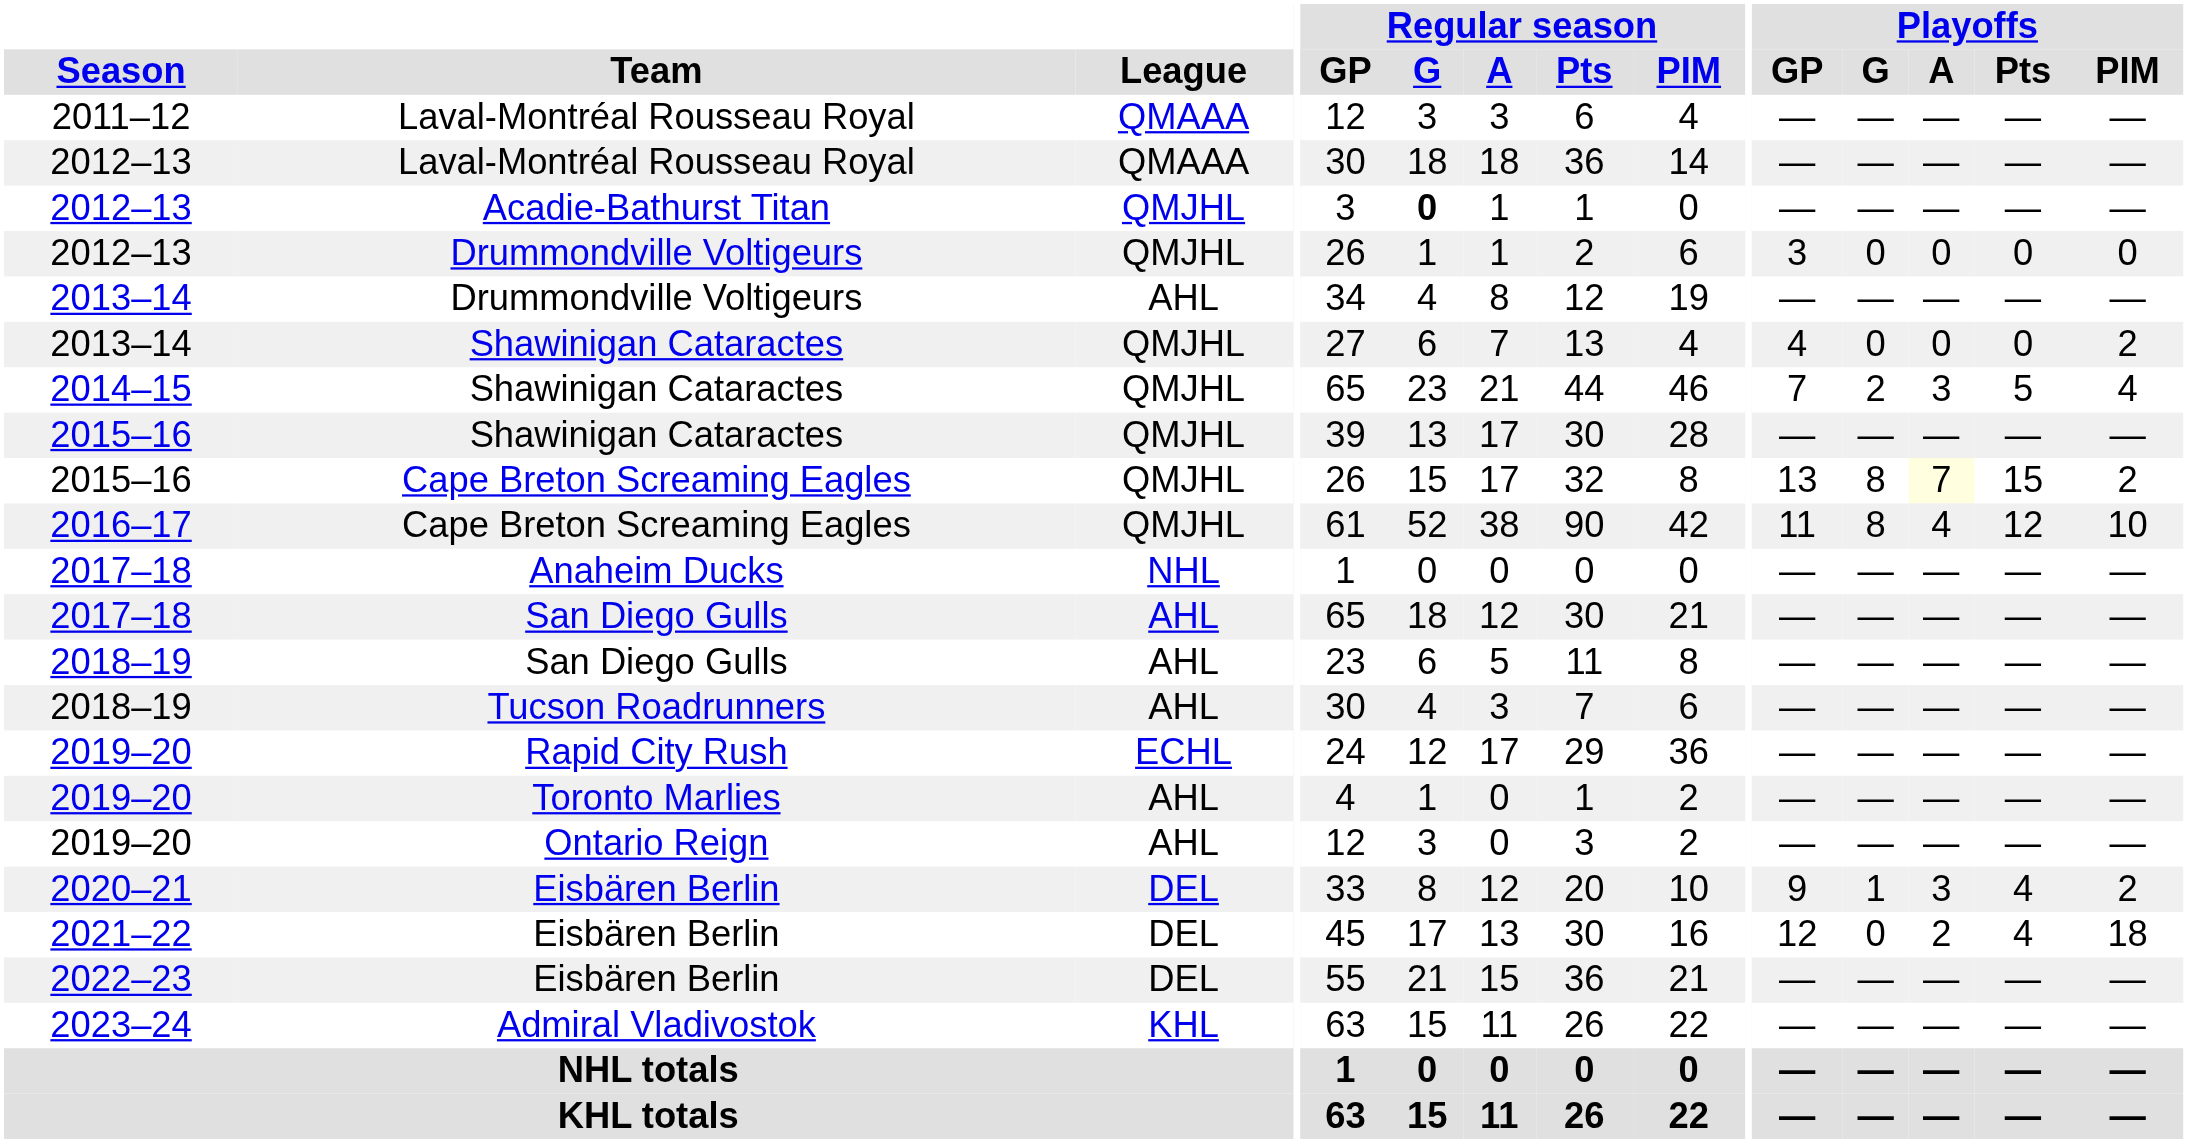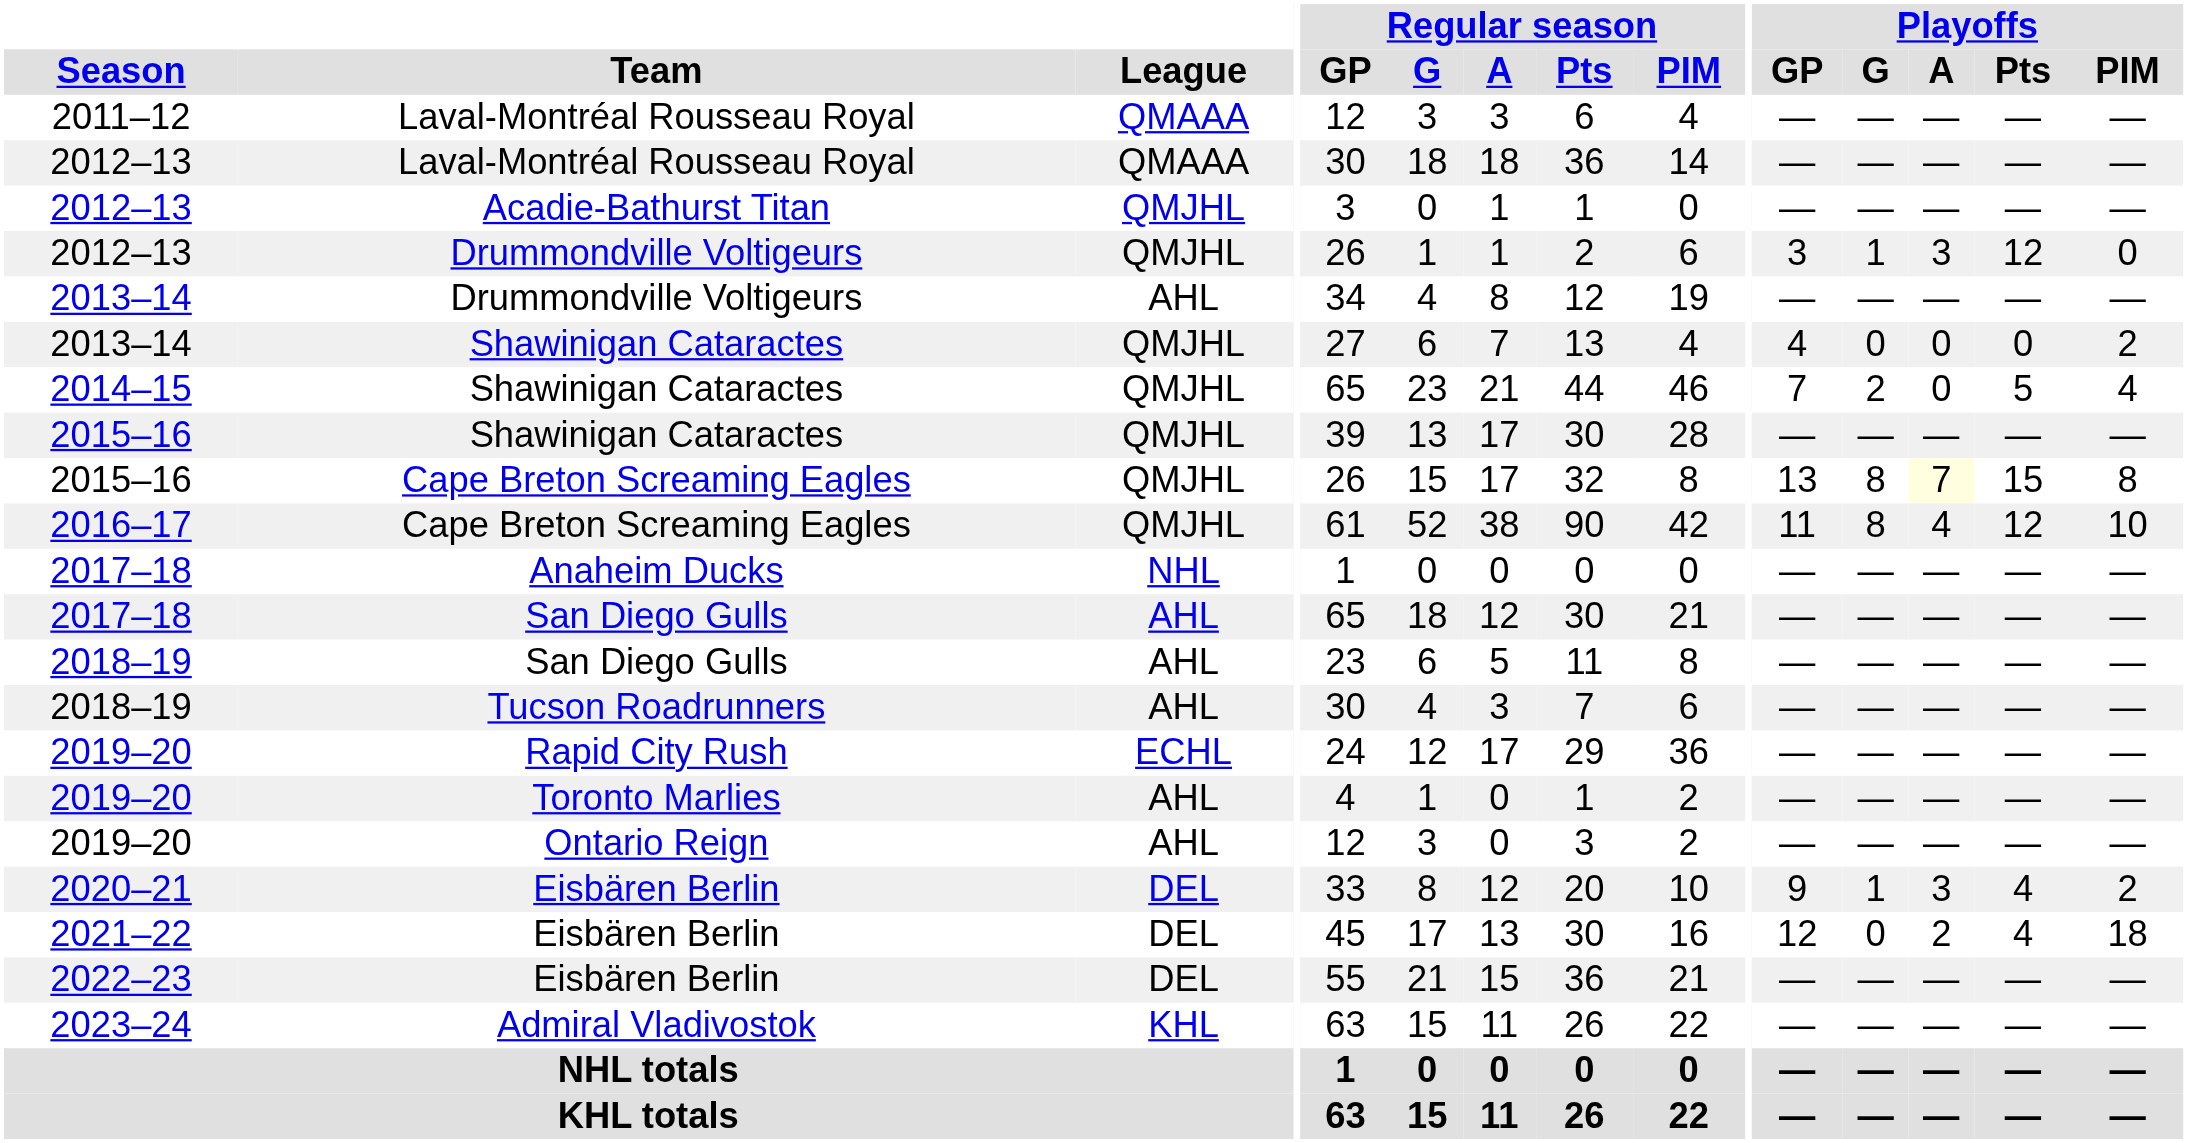(1427, 207) bold -> (1427, 207) normal
(1876, 253) 0 -> (1876, 253) 1
(1941, 253) 0 -> (1941, 253) 3
(2023, 253) 0 -> (2023, 253) 12
(1941, 389) 3 -> (1941, 389) 0
(2128, 480) 2 -> (2128, 480) 8
